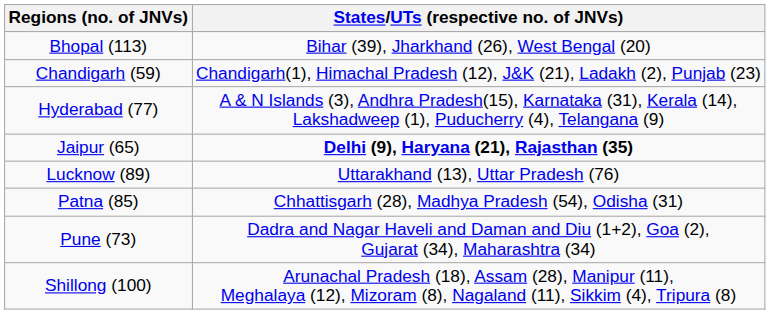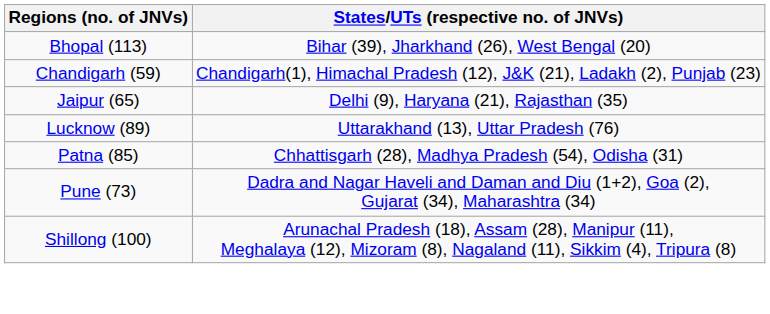- row: (98, 110)
(478, 147) bold -> (478, 100) normal
